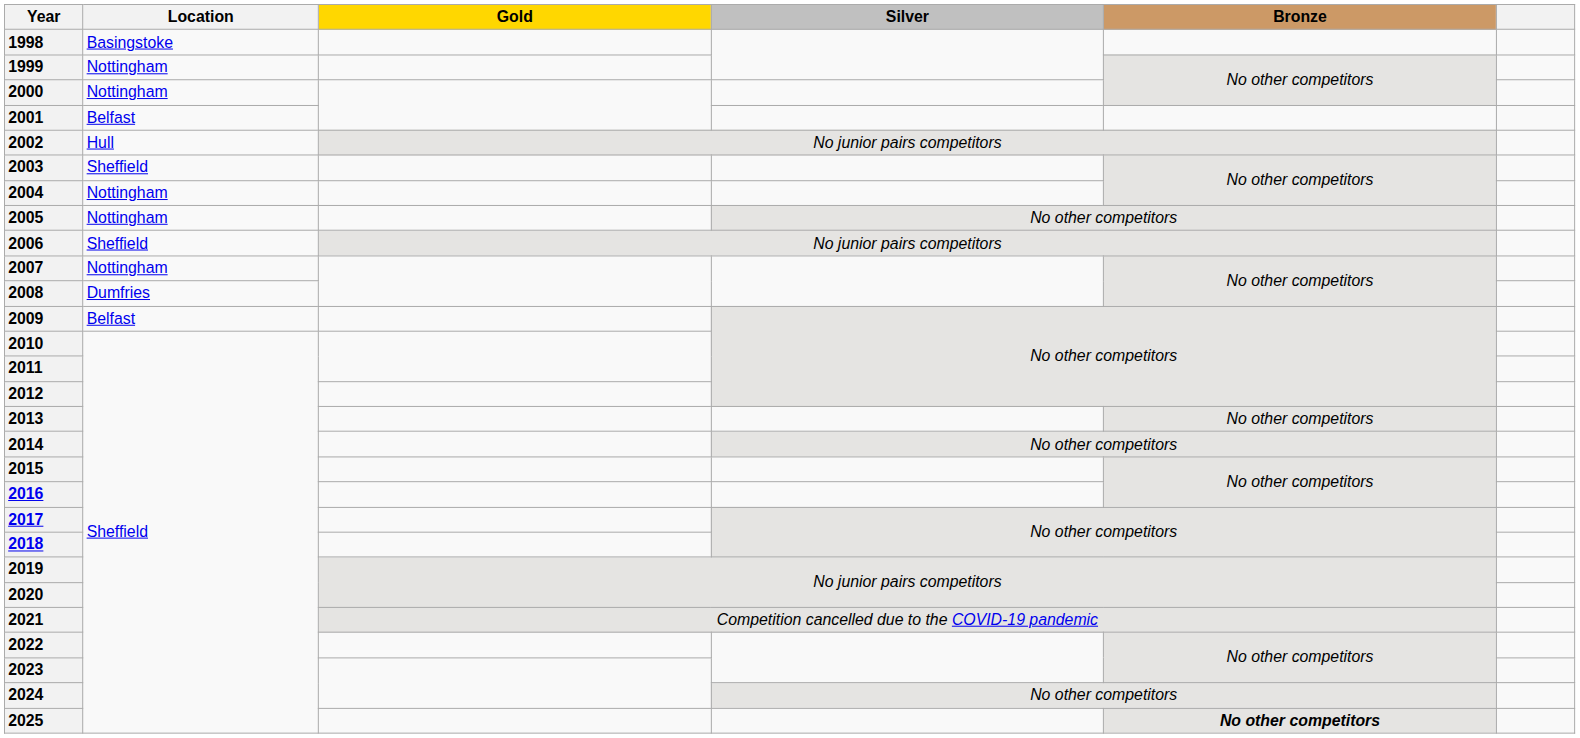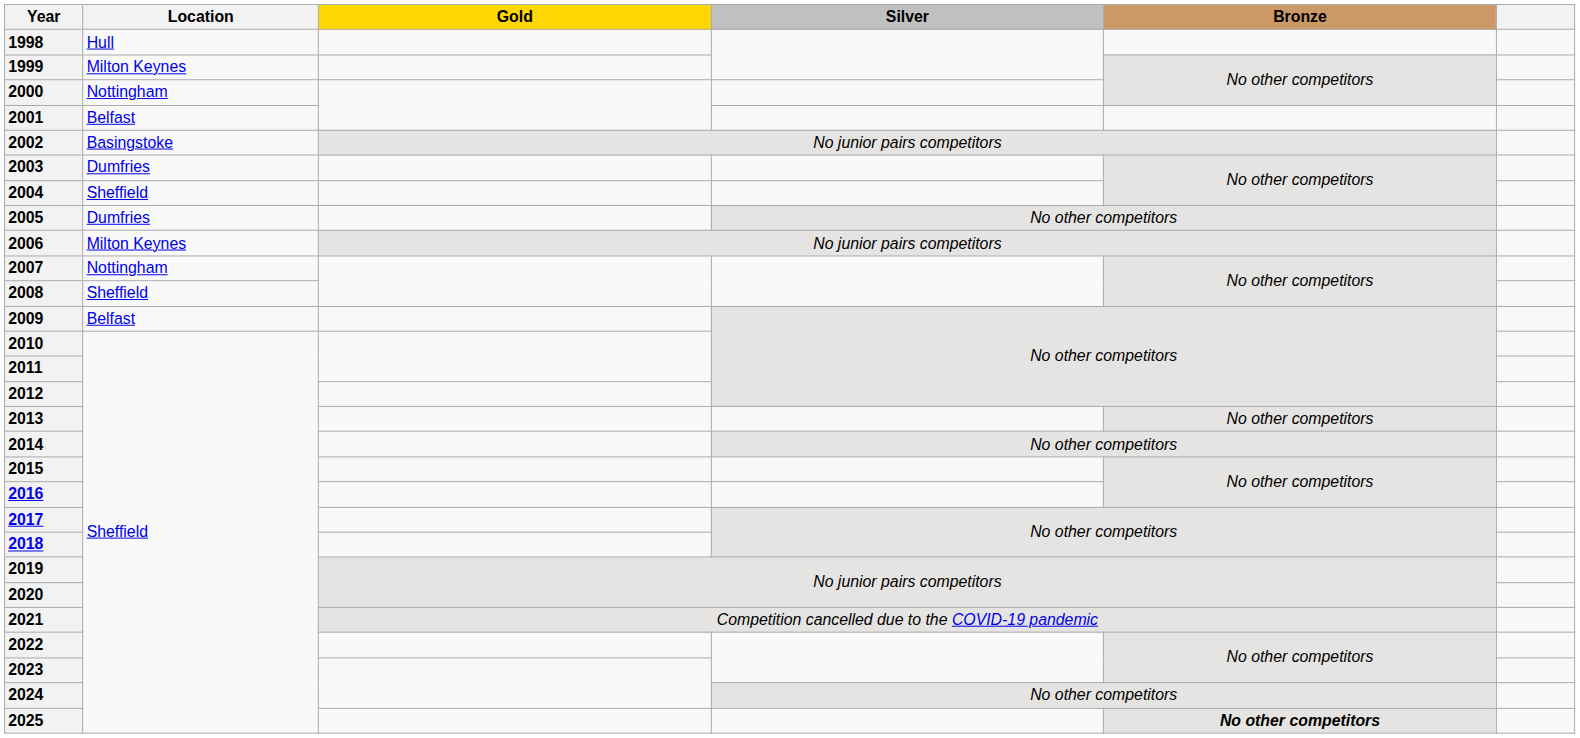(130, 42) Basingstoke -> (100, 42) Hull
(127, 67) Nottingham -> (136, 67) Milton Keynes
(100, 142) Hull -> (130, 142) Basingstoke
(117, 167) Sheffield -> (118, 167) Dumfries
(127, 192) Nottingham -> (117, 192) Sheffield
(127, 218) Nottingham -> (118, 218) Dumfries
(117, 243) Sheffield -> (136, 243) Milton Keynes
(118, 293) Dumfries -> (117, 293) Sheffield
